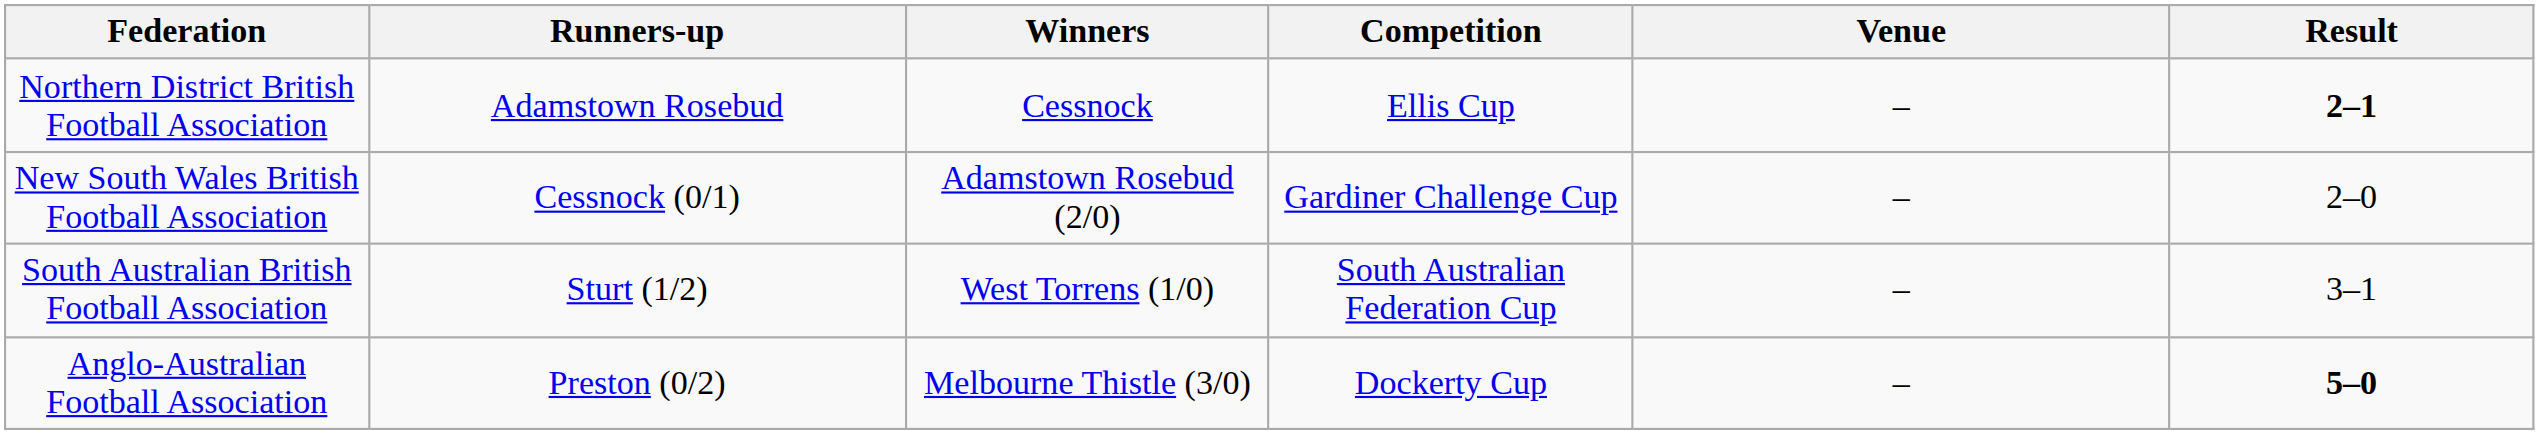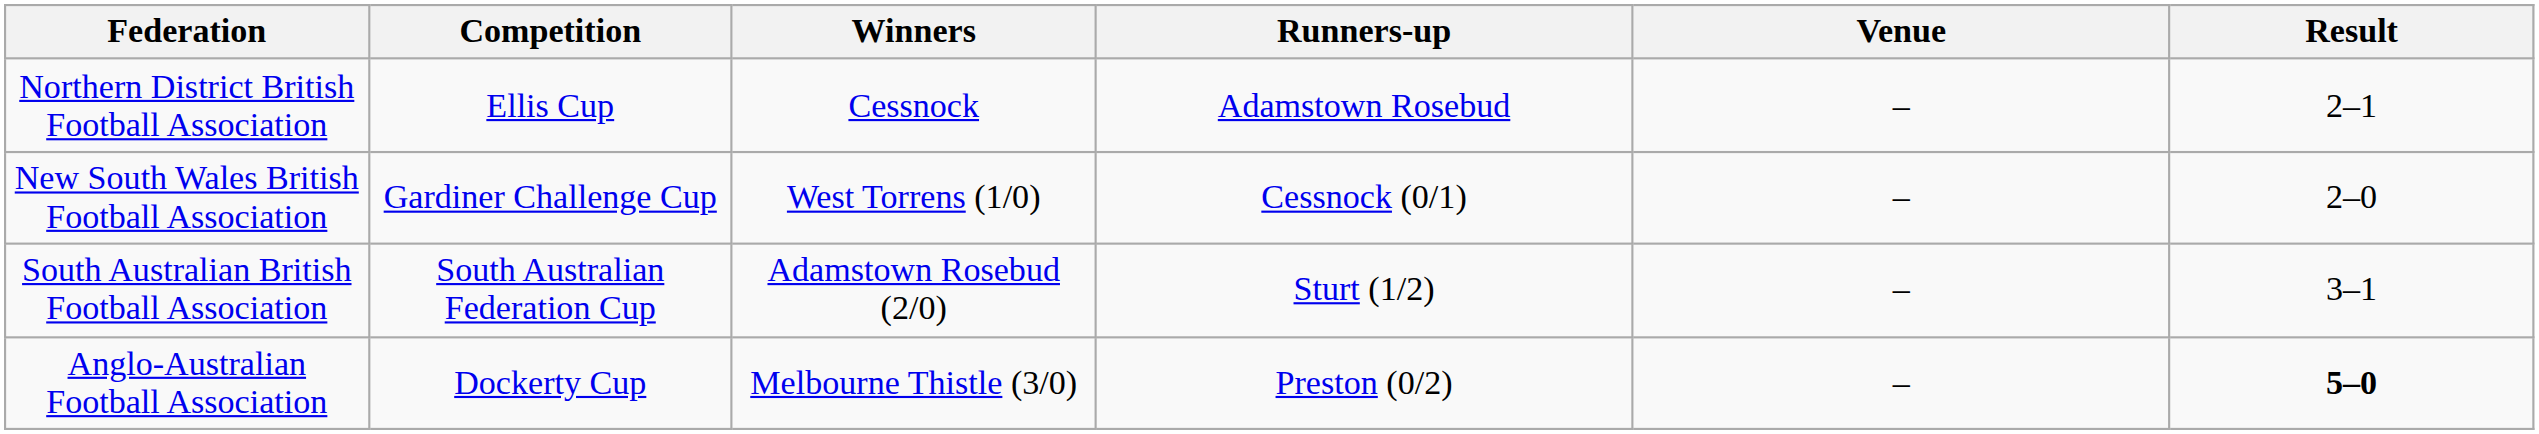columns swapped: (1451, 31) <-> (637, 31)
(2352, 104) bold -> (2352, 104) normal
(1087, 197) Adamstown Rosebud (2/0) -> (914, 197) West Torrens (1/0)
(1087, 289) West Torrens (1/0) -> (914, 289) Adamstown Rosebud (2/0)
